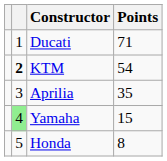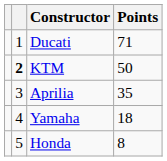(125, 67) 54 -> (125, 67) 50
(19, 118) lightgreen background -> (19, 118) no background
(125, 118) 15 -> (125, 118) 18
